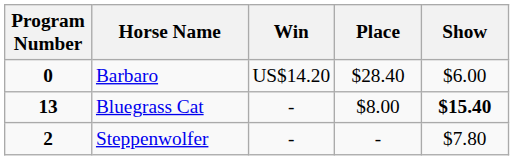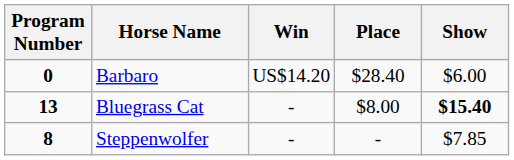(48, 139) 2 -> (48, 139) 8
(465, 139) $7.80 -> (465, 139) $7.85
